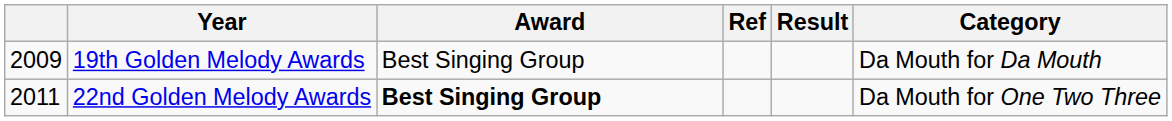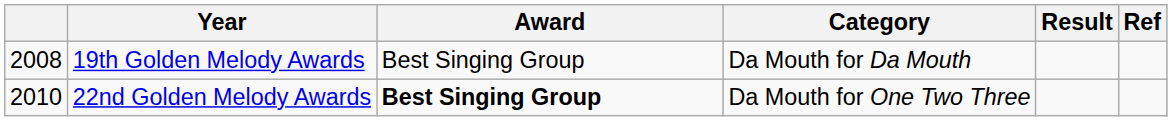columns swapped: (1010, 23) <-> (747, 23)
(36, 60) 2009 -> (36, 60) 2008
(35, 97) 2011 -> (36, 97) 2010
